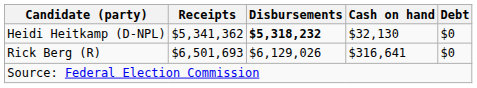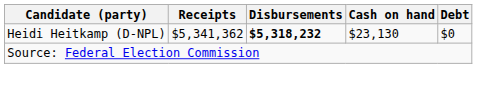(374, 34) $32,130 -> (374, 34) $23,130
- row: (54, 53)
